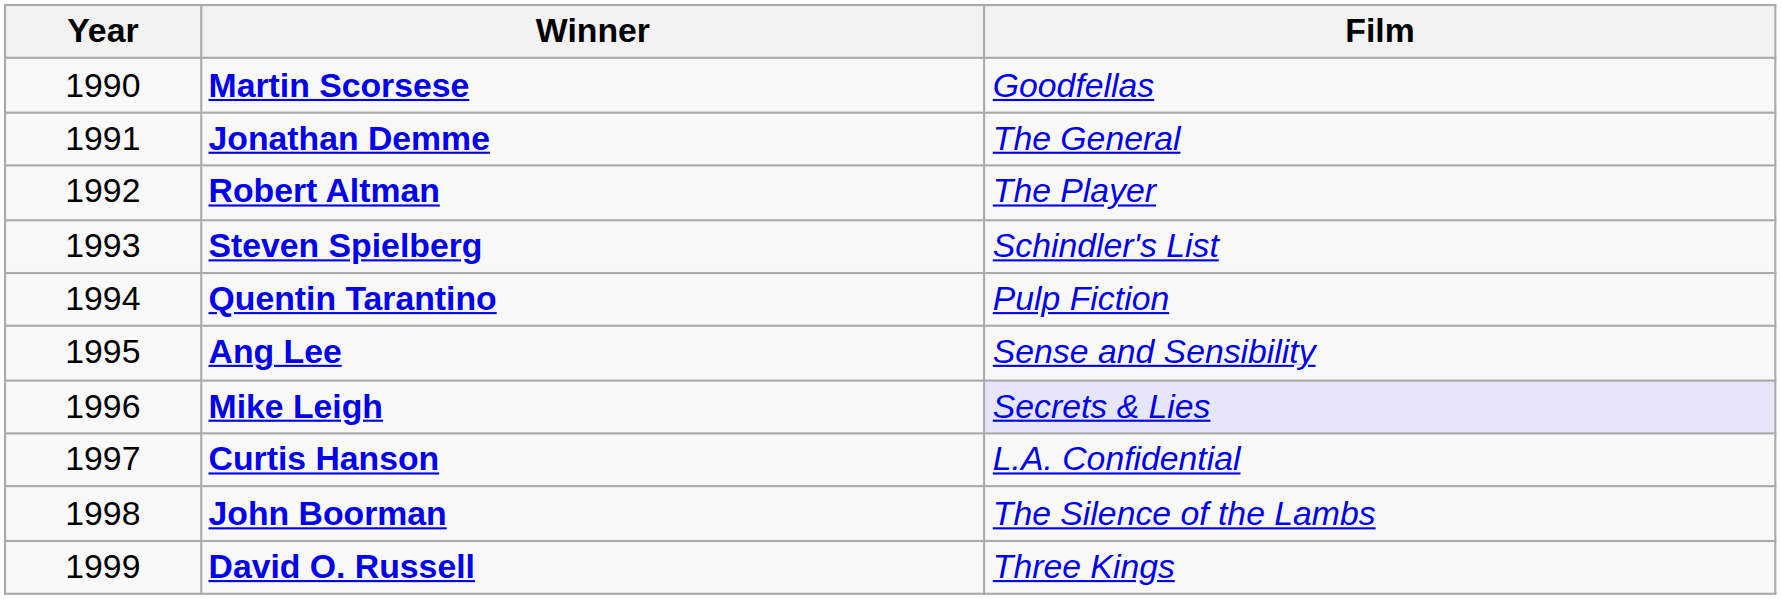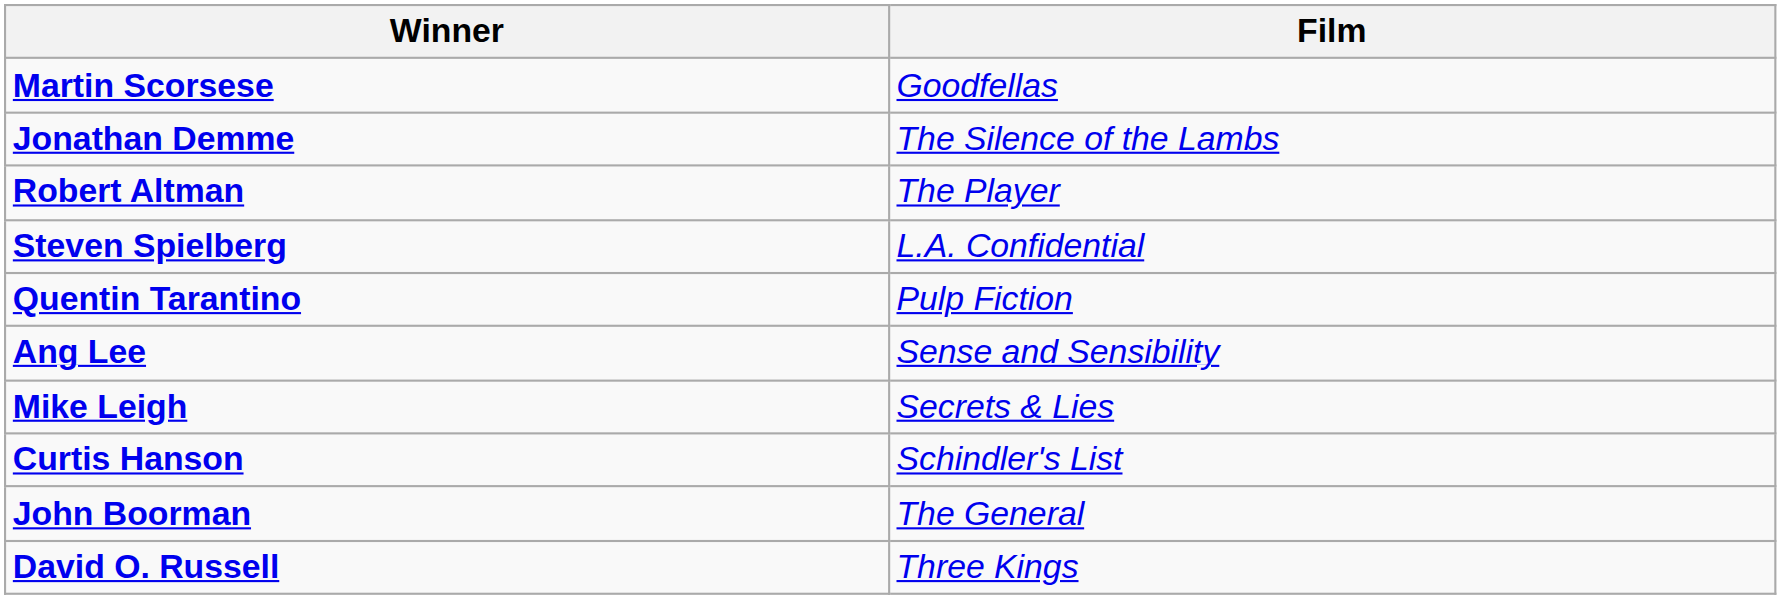- column: (103, 31)
(1087, 138) The General -> (1088, 138) The Silence of the Lambs
(1106, 245) Schindler's List -> (1020, 245) L.A. Confidential
(1102, 406) lavender background -> (1005, 406) no background
(1117, 459) L.A. Confidential -> (1009, 459) Schindler's List
(1184, 513) The Silence of the Lambs -> (990, 513) The General
